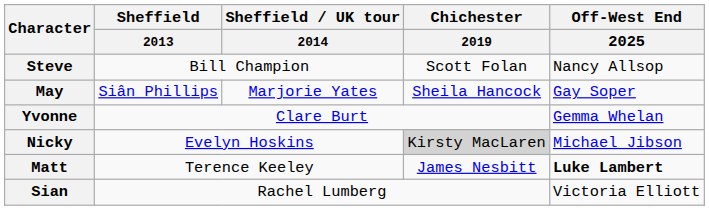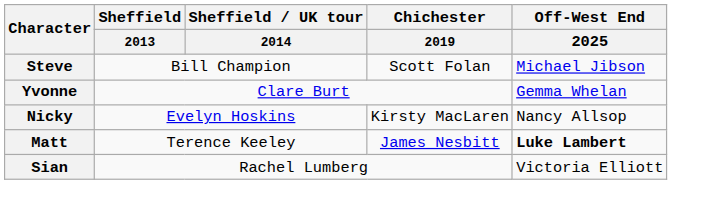(608, 67) Nancy Allsop -> (581, 67) Michael Jibson
- row: (50, 92)
(477, 142) lightgrey background -> (440, 117) no background
(617, 142) Michael Jibson -> (571, 117) Nancy Allsop
